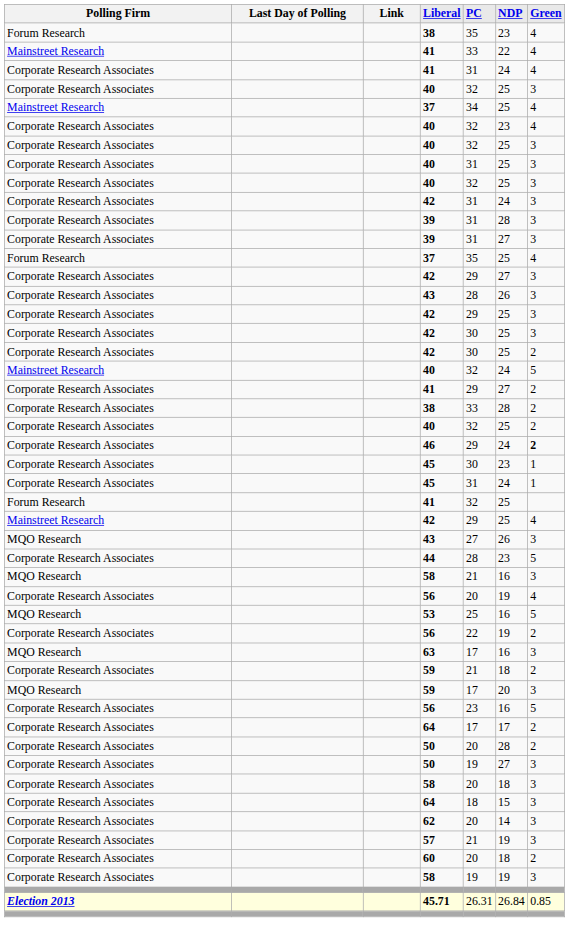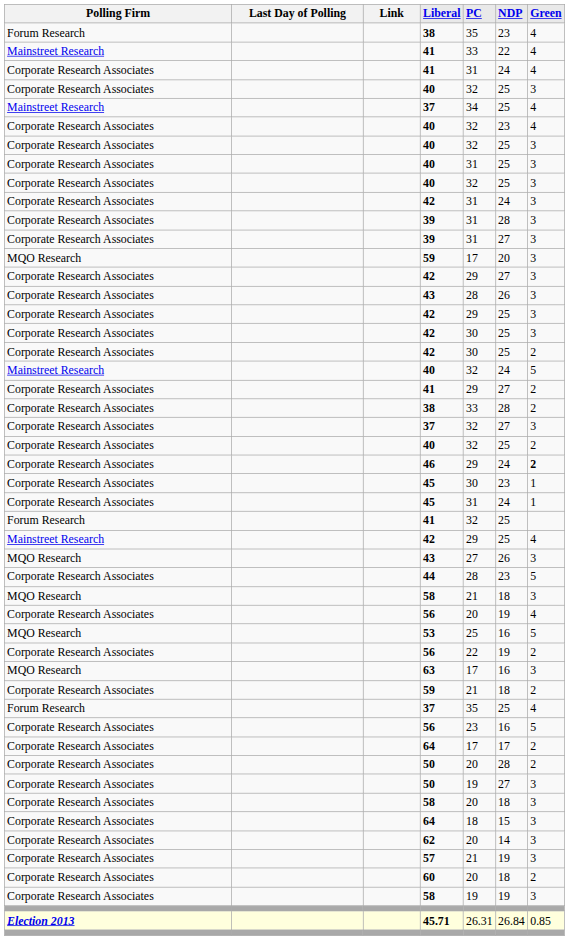rows swapped: (46, 257) <-> (44, 689)
+ row: (80, 426)
(504, 577) 16 -> (504, 595) 18
